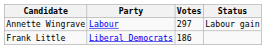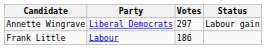(104, 24) Labour -> (131, 24) Liberal Democrats
(131, 38) Liberal Democrats -> (104, 38) Labour
